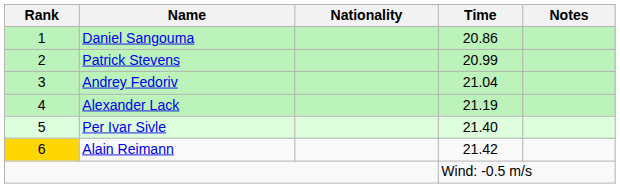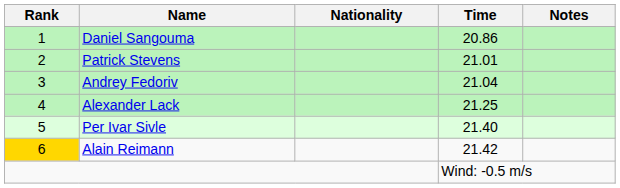(480, 60) 20.99 -> (480, 60) 21.01
(480, 104) 21.19 -> (480, 104) 21.25
